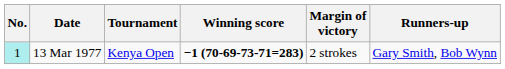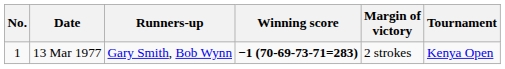columns swapped: (143, 23) <-> (435, 23)
(17, 53) paleturquoise background -> (17, 53) no background
